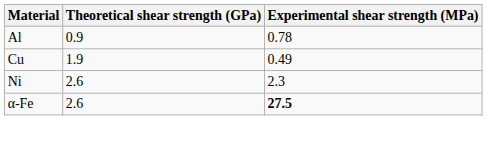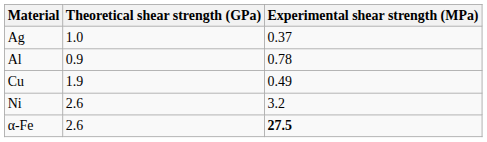+ row: (16, 37)
(276, 81) 2.3 -> (276, 103) 3.2
